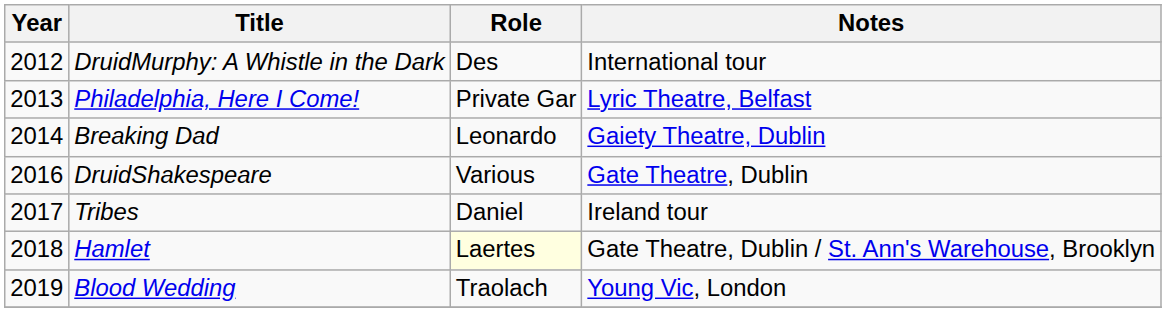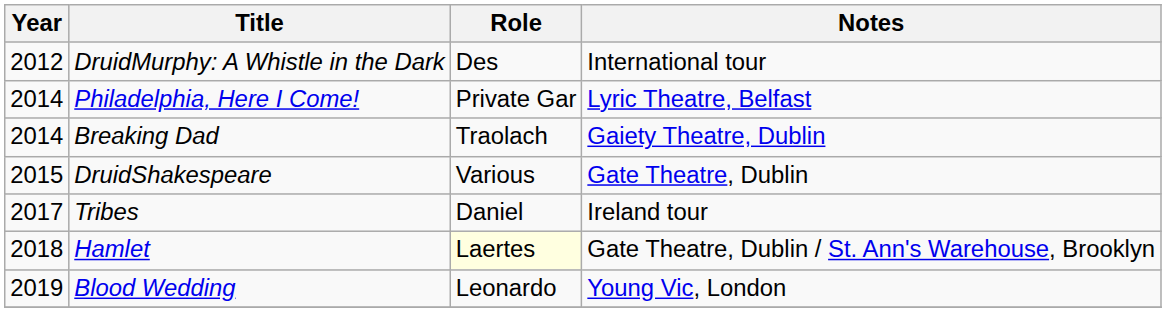(37, 99) 2013 -> (37, 99) 2014
(506, 136) Leonardo -> (502, 136) Traolach
(37, 174) 2016 -> (37, 174) 2015
(502, 288) Traolach -> (506, 288) Leonardo
